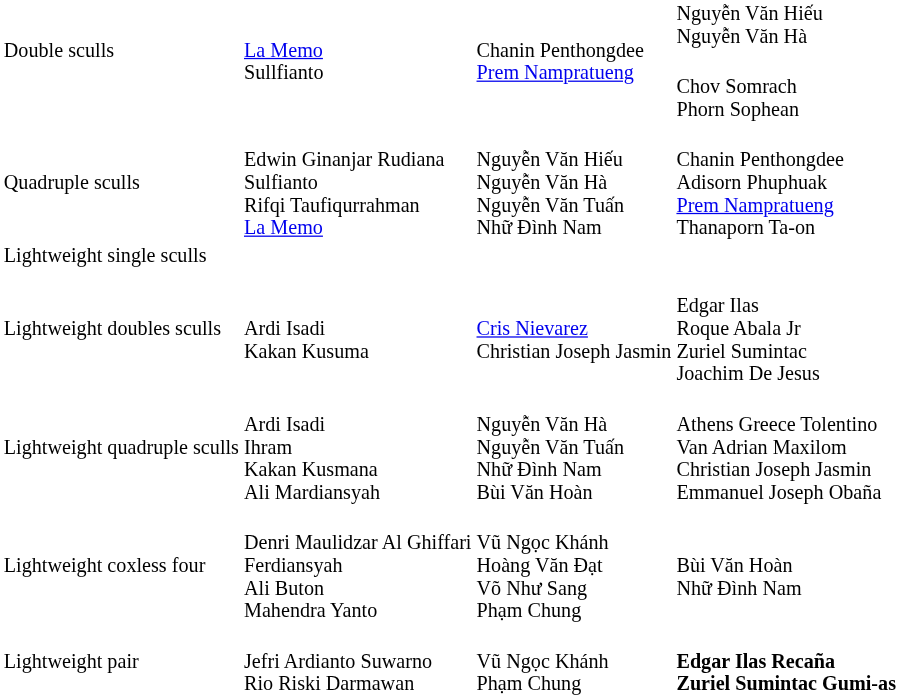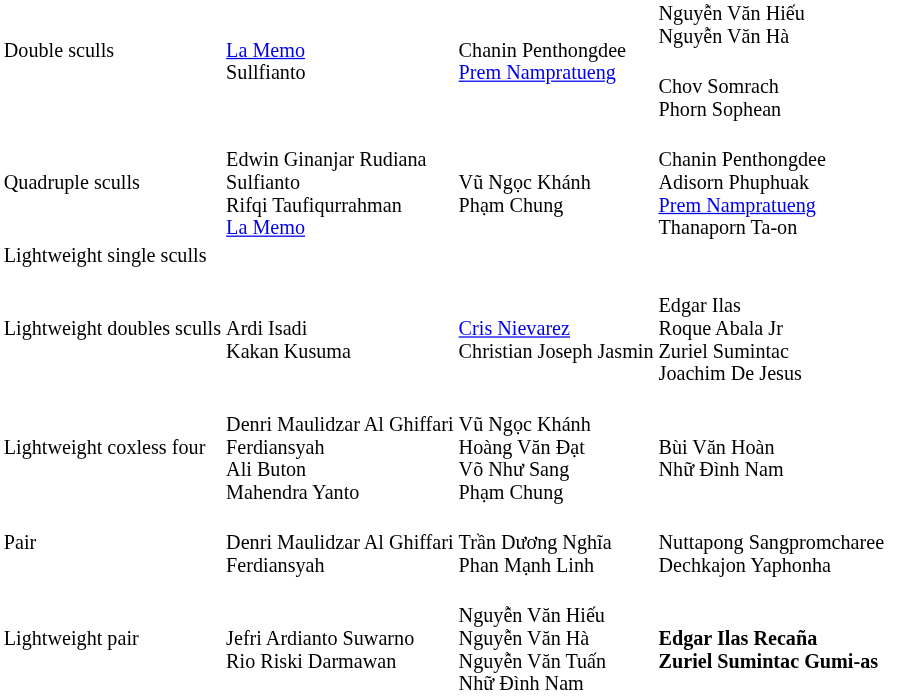(550, 193) Nguyễn Văn Hiếu Nguyễn Văn Hà Nguyễn Văn Tuấn Nhữ Đình Nam -> (525, 193) Vũ Ngọc Khánh Phạm Chung
- row: (121, 447)
+ row: (20, 542)
(543, 672) Vũ Ngọc Khánh Phạm Chung -> (532, 649) Nguyễn Văn Hiếu Nguyễn Văn Hà Nguyễn Văn Tuấn Nhữ Đình Nam
